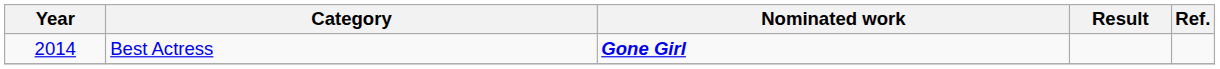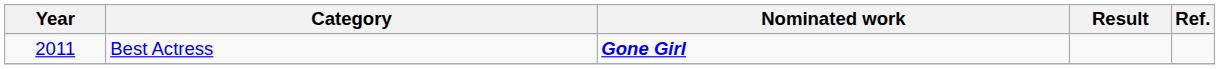(55, 48) 2014 -> (55, 48) 2011
